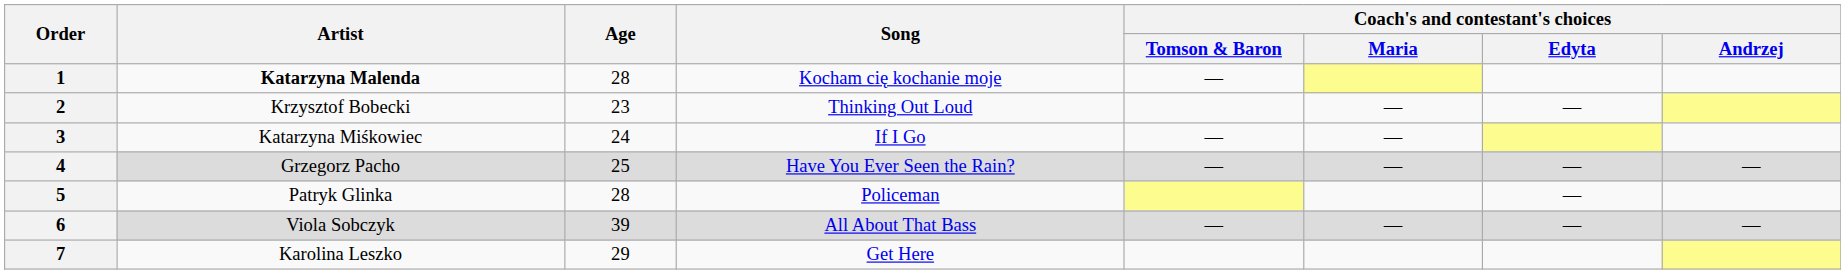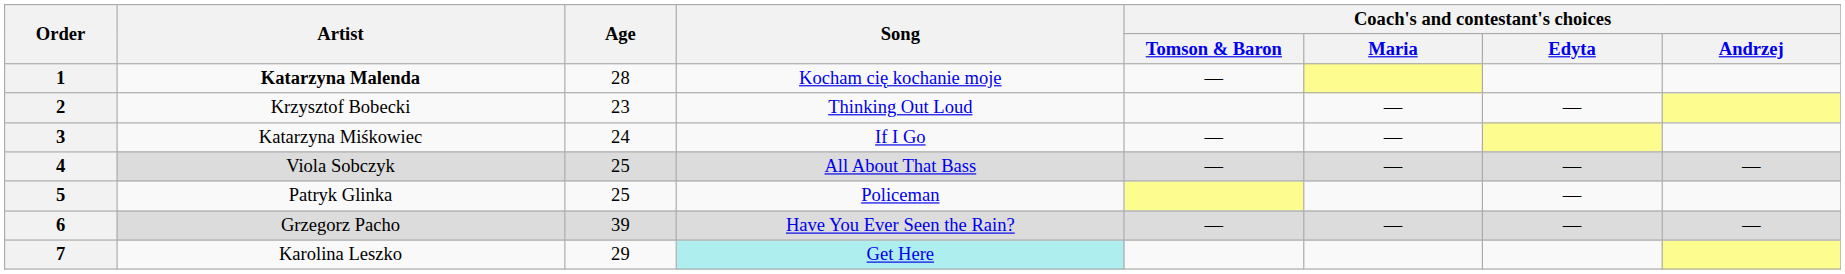(340, 166) Grzegorz Pacho -> (340, 166) Viola Sobczyk
(900, 166) Have You Ever Seen the Rain? -> (900, 166) All About That Bass
(620, 195) 28 -> (620, 195) 25
(340, 225) Viola Sobczyk -> (340, 225) Grzegorz Pacho
(900, 225) All About That Bass -> (900, 225) Have You Ever Seen the Rain?
(900, 254) no background -> (900, 254) paleturquoise background
